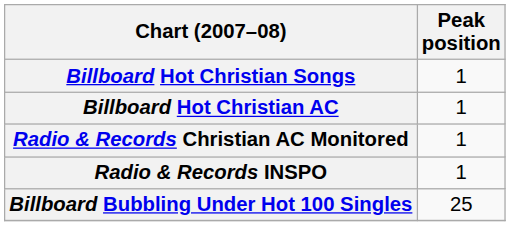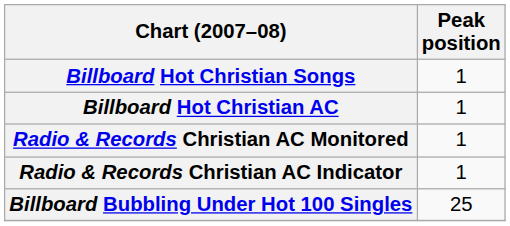+ row: (211, 172)
- row: (211, 172)
